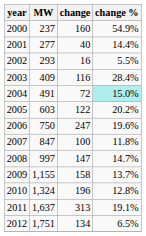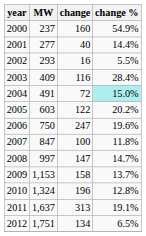(43, 175) 1,155 -> (43, 175) 1,153
